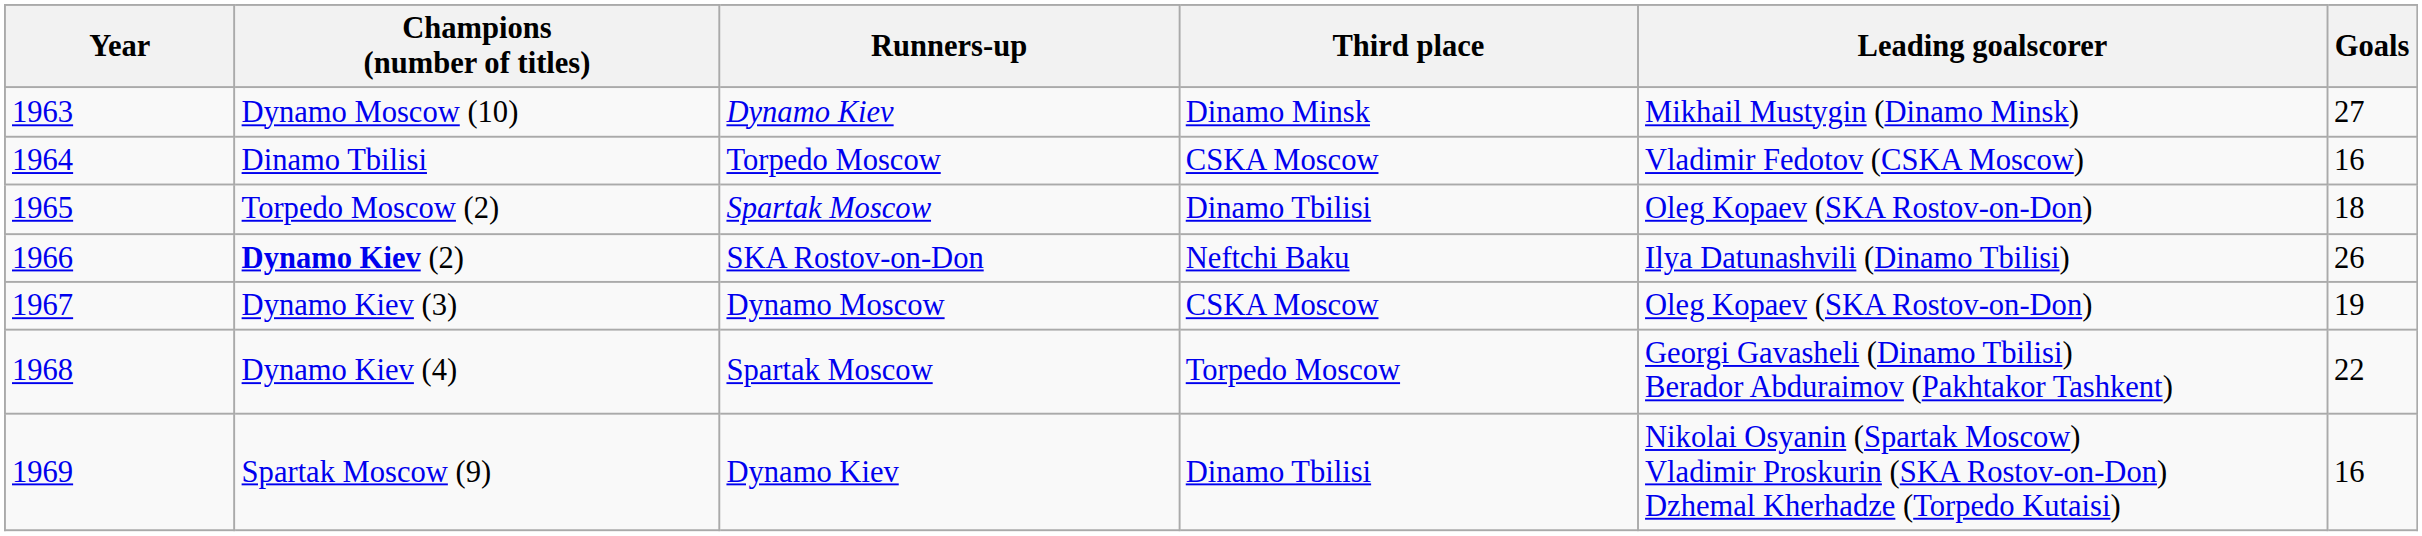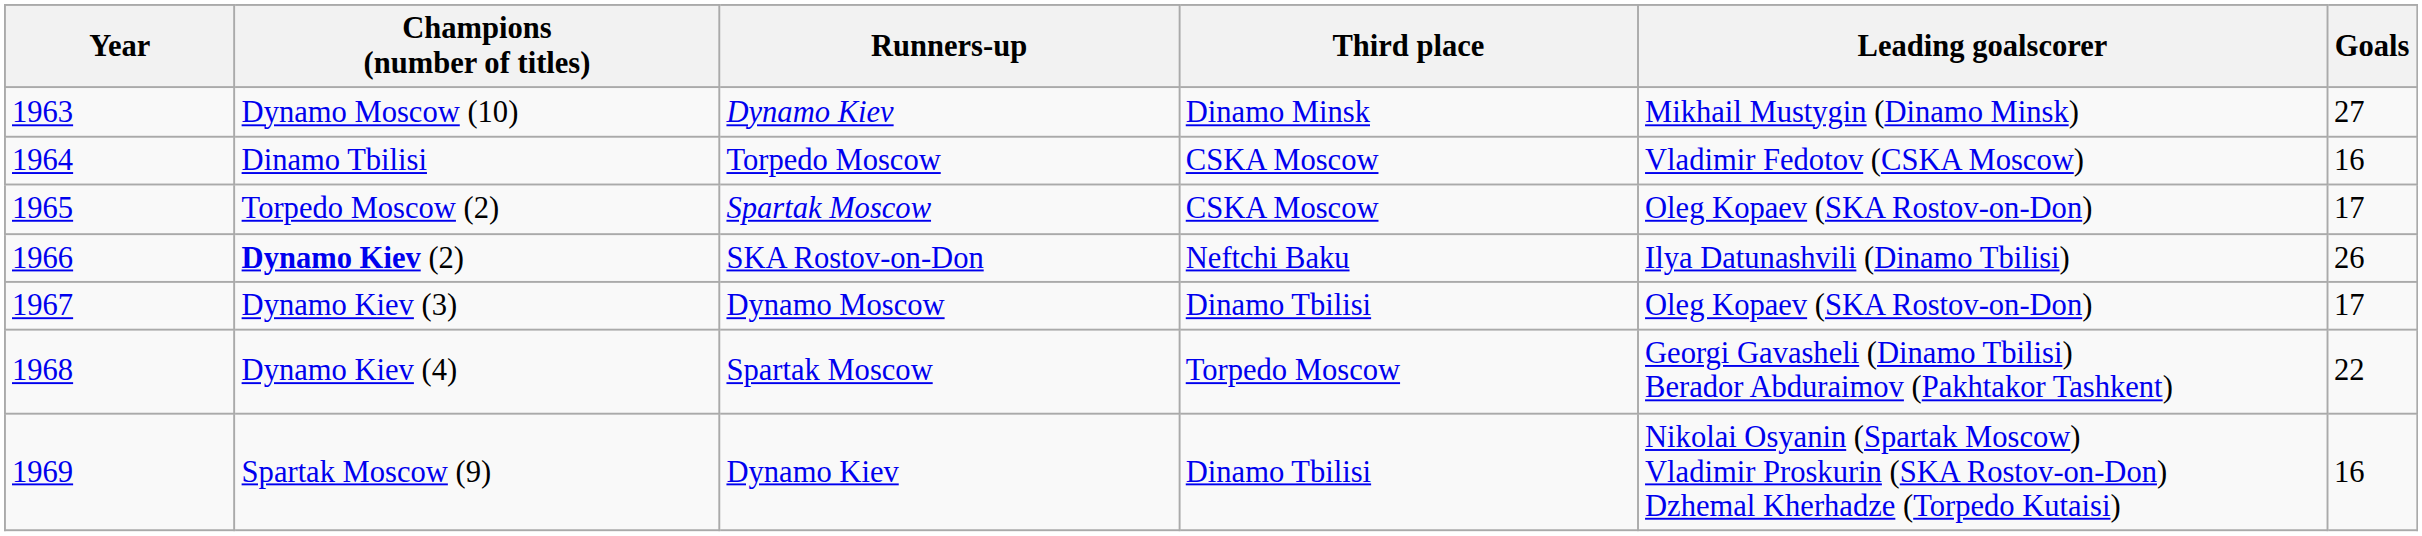(1278, 208) Dinamo Tbilisi -> (1282, 208) CSKA Moscow
(2349, 208) 18 -> (2349, 208) 17
(1282, 305) CSKA Moscow -> (1278, 305) Dinamo Tbilisi
(2349, 305) 19 -> (2349, 305) 17
